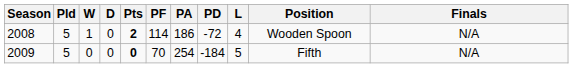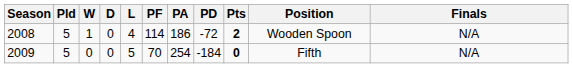columns swapped: (238, 14) <-> (133, 14)
